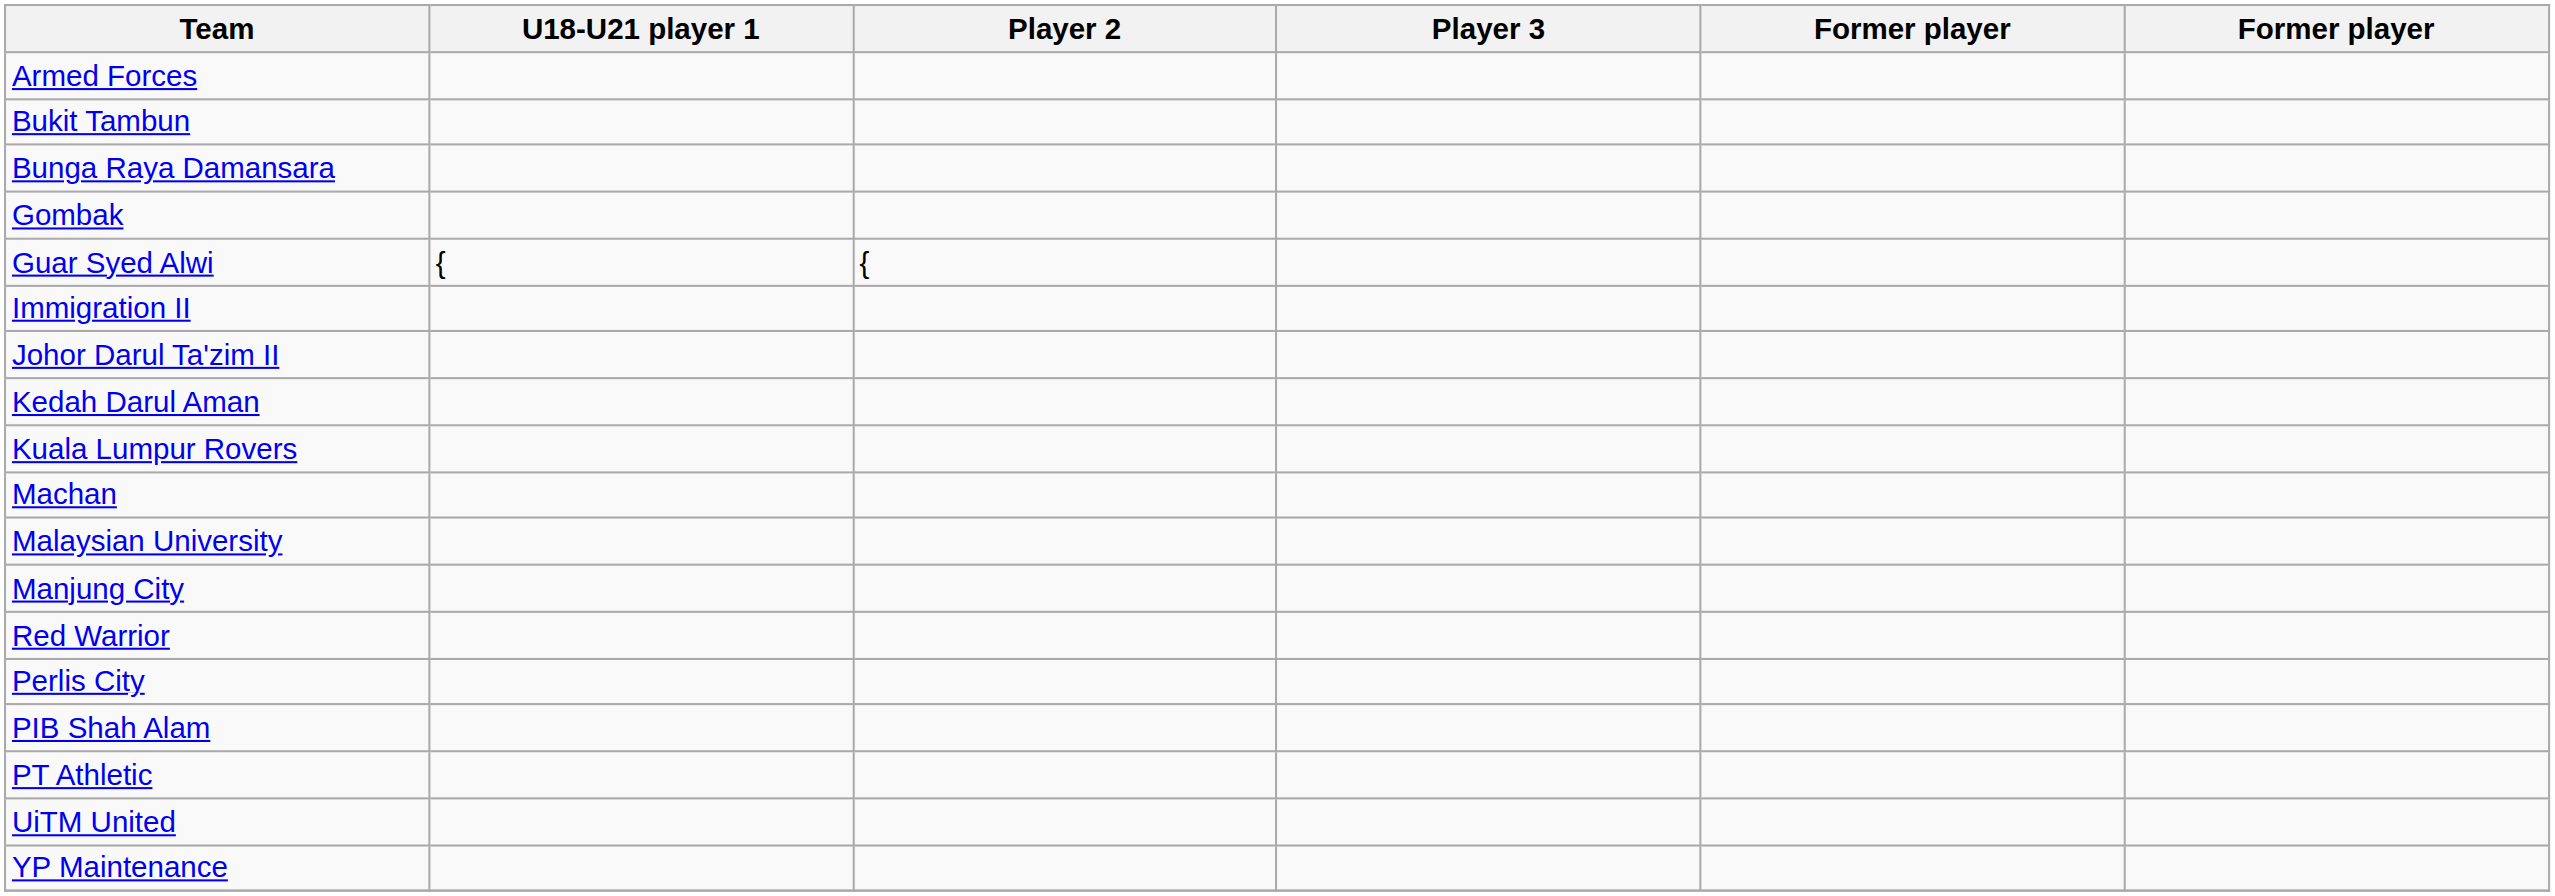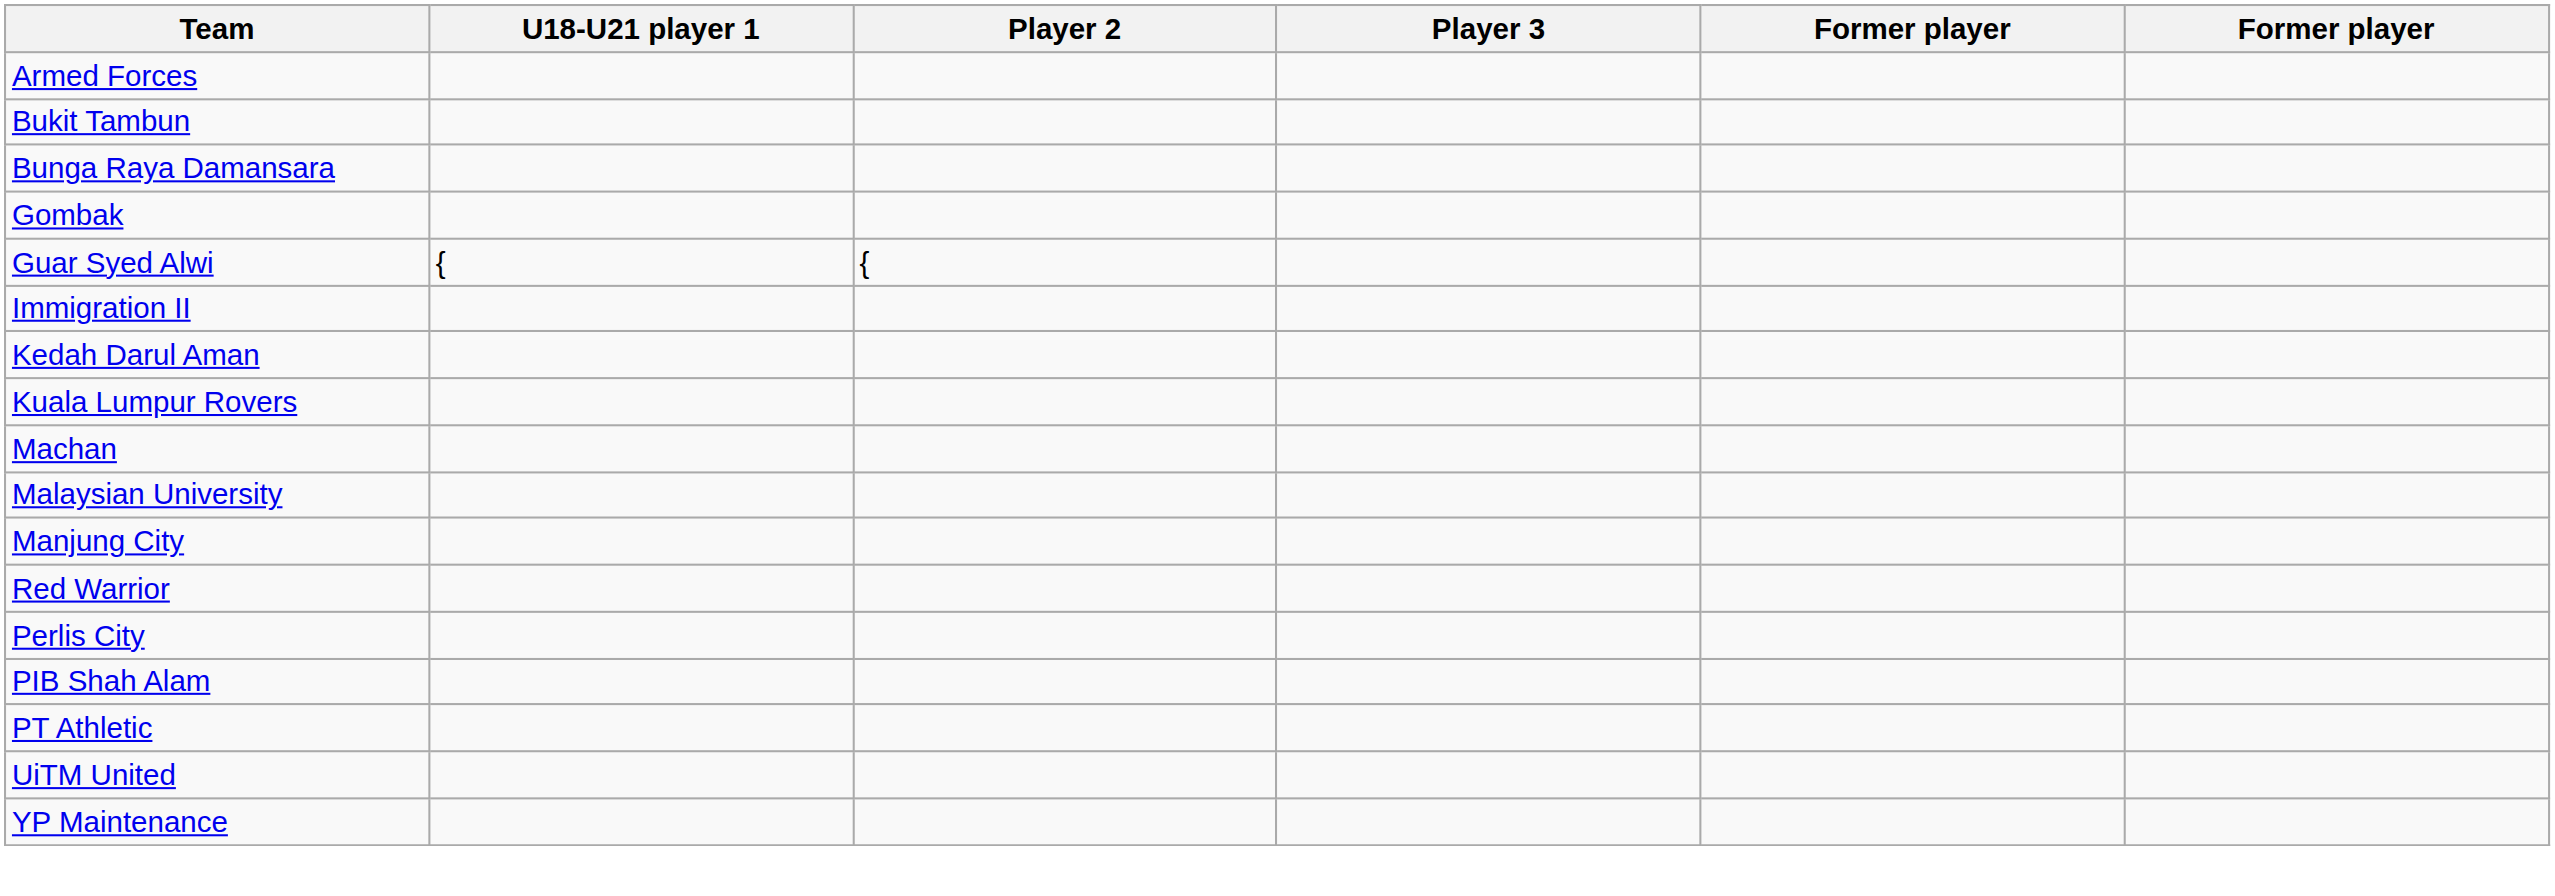- row: (146, 355)
